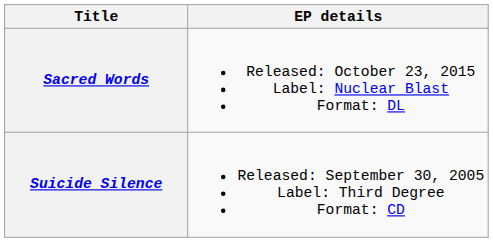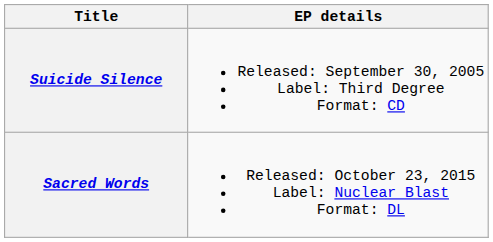rows swapped: (96, 185) <-> (96, 81)
